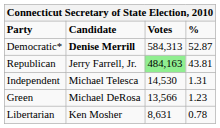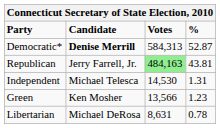(105, 98) Michael DeRosa -> (95, 98) Ken Mosher
(95, 115) Ken Mosher -> (105, 115) Michael DeRosa
